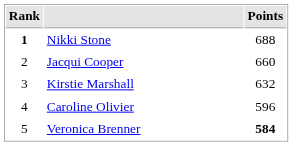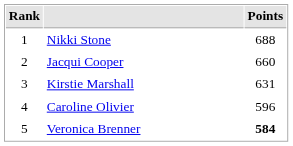(24, 39) bold -> (24, 39) normal
(265, 84) 632 -> (265, 84) 631
